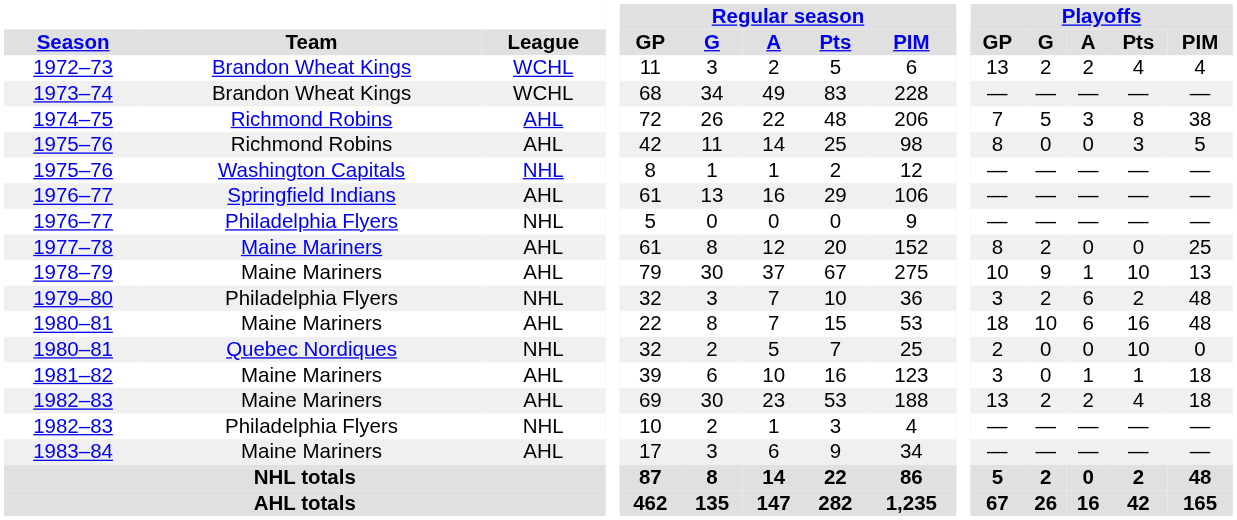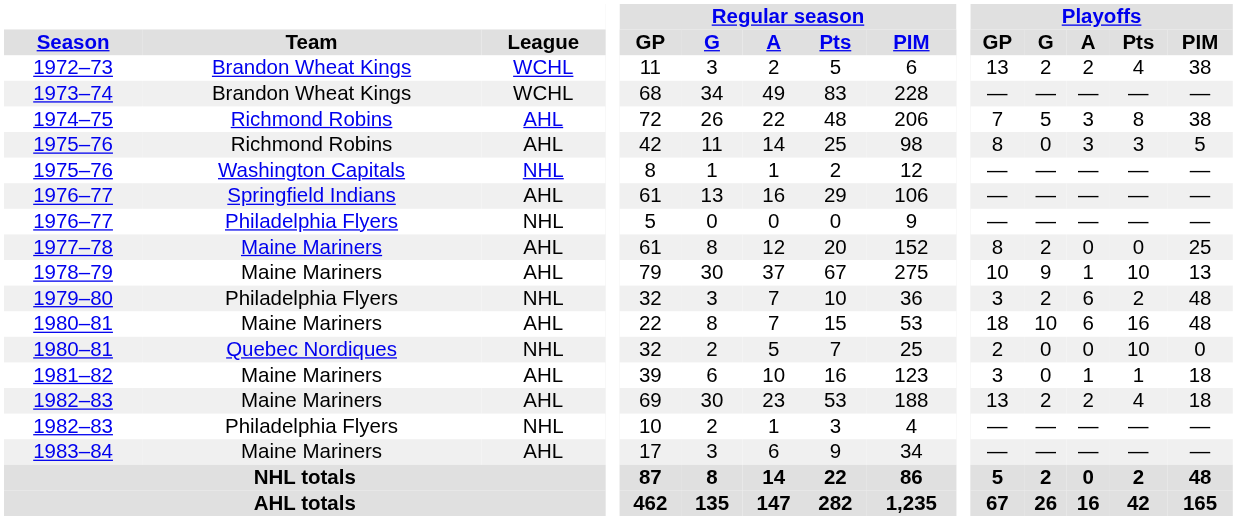(1200, 67) 4 -> (1200, 67) 38
(1088, 144) 0 -> (1088, 144) 3
